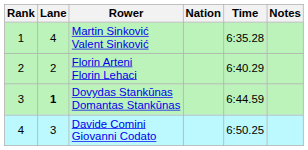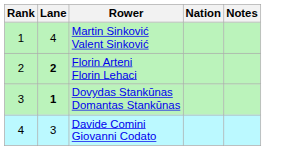- column: (245, 13)
(53, 68) normal -> (53, 68) bold
